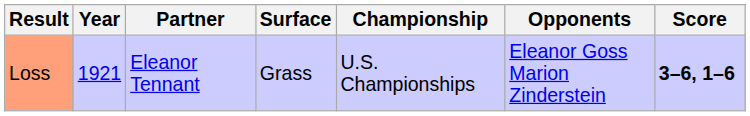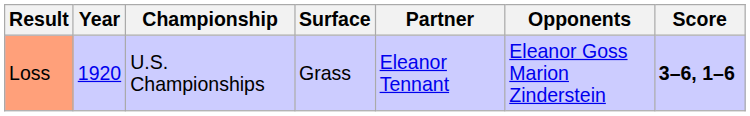columns swapped: (420, 19) <-> (191, 19)
(99, 72) 1921 -> (99, 72) 1920
